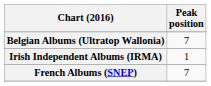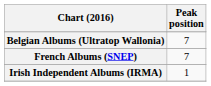rows swapped: (86, 72) <-> (86, 56)
